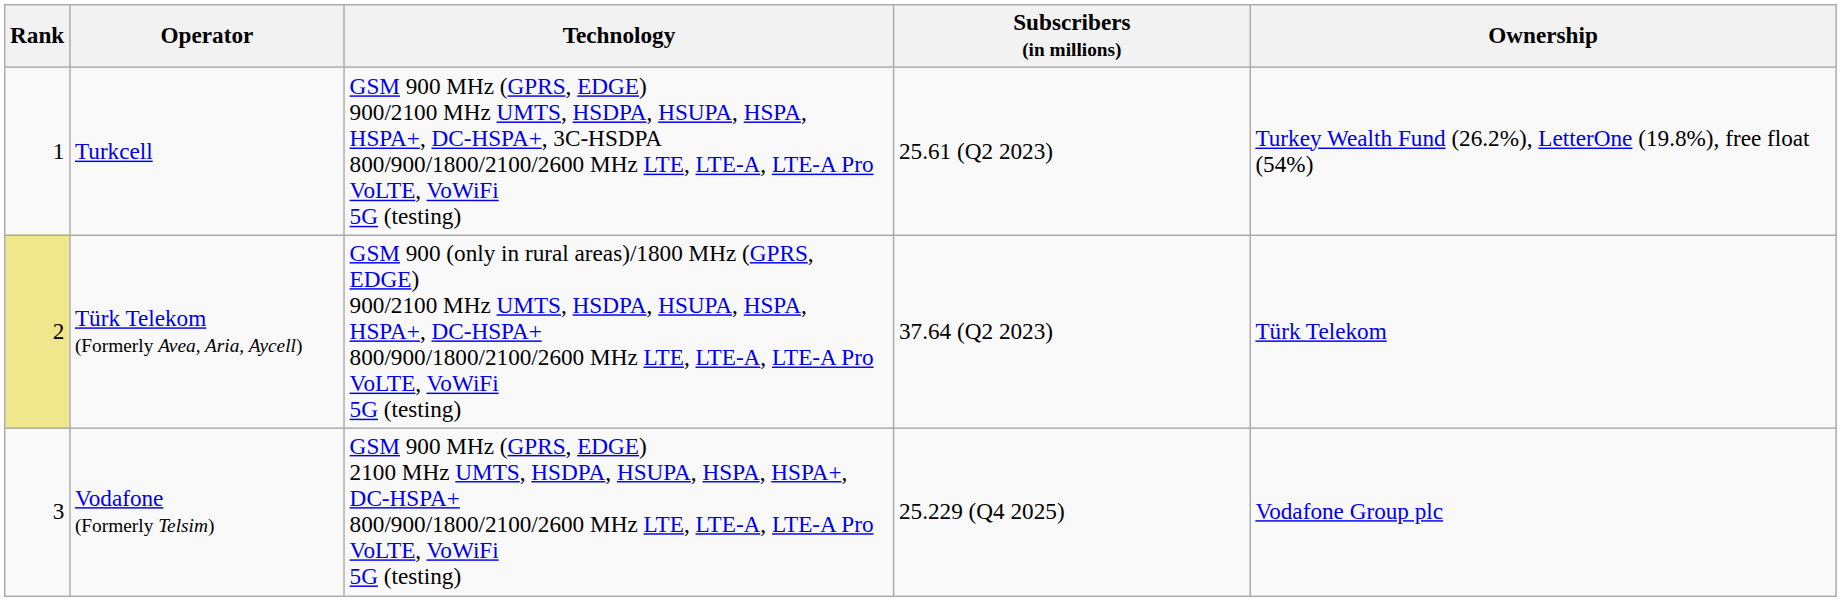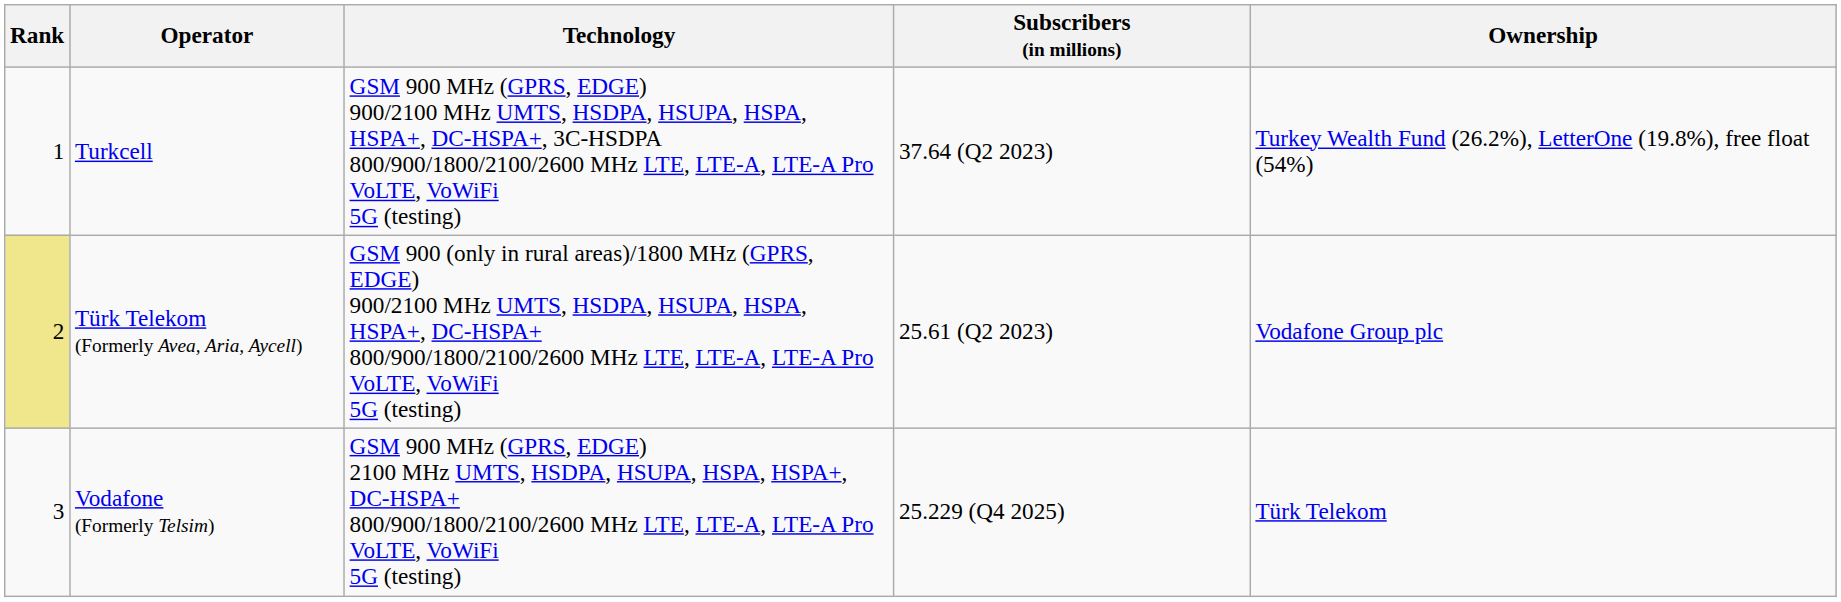(976, 151) 25.61 (Q2 2023) -> (976, 151) 37.64 (Q2 2023)
(976, 331) 37.64 (Q2 2023) -> (976, 331) 25.61 (Q2 2023)
(1321, 331) Türk Telekom -> (1349, 331) Vodafone Group plc
(1349, 511) Vodafone Group plc -> (1321, 511) Türk Telekom
